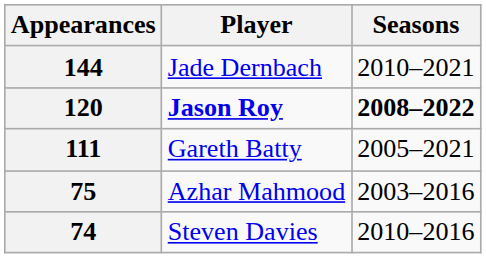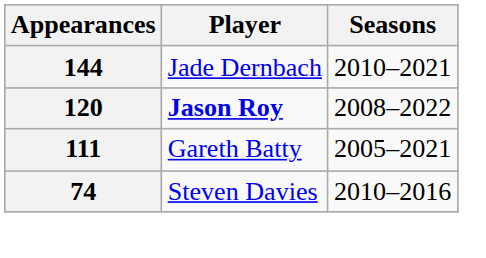(416, 107) bold -> (393, 107) normal
- row: (83, 190)
